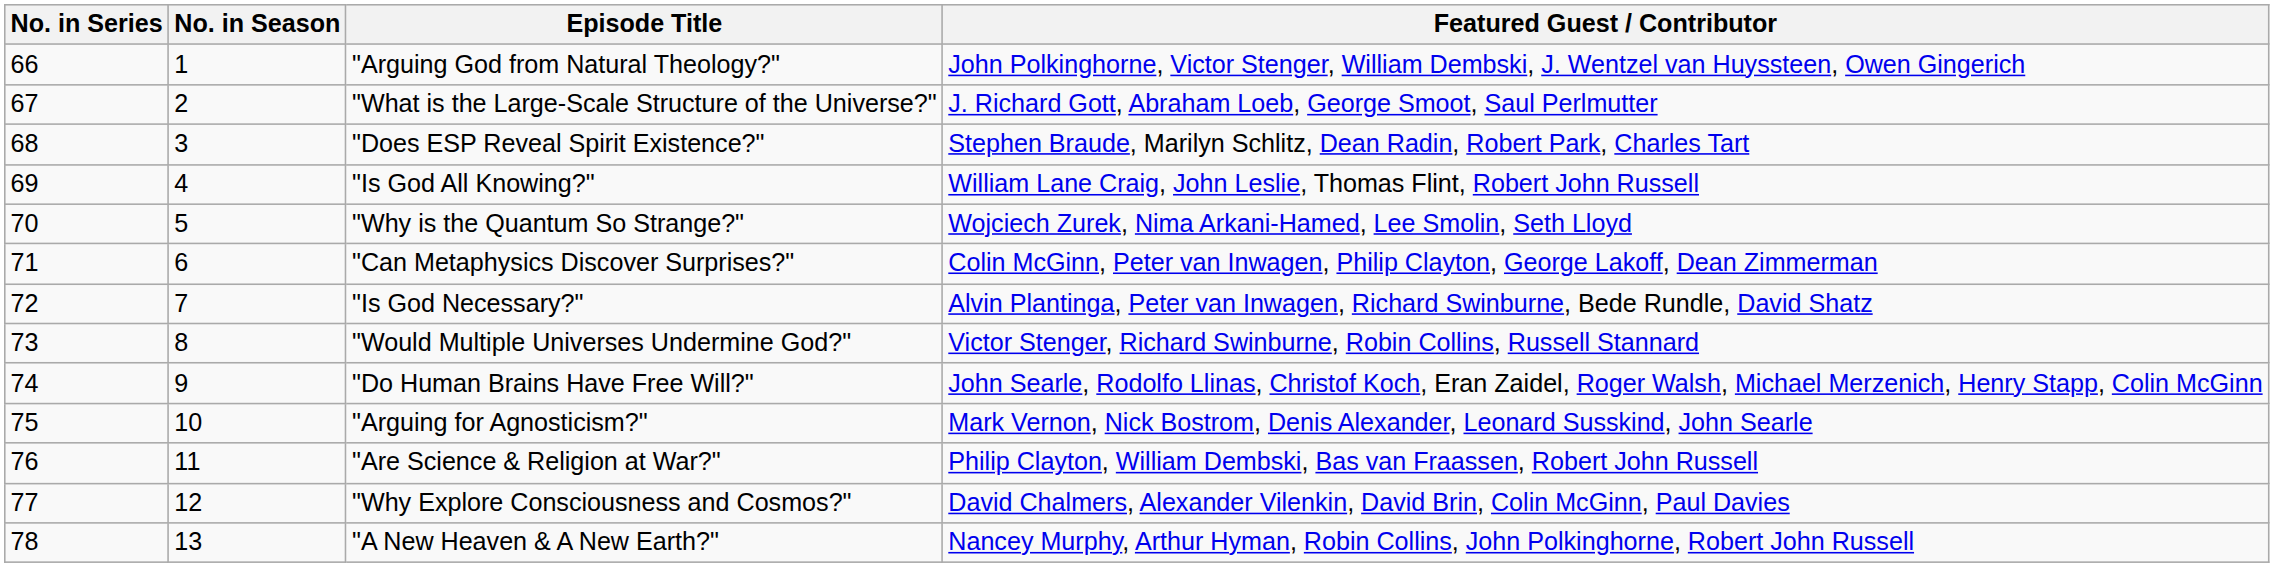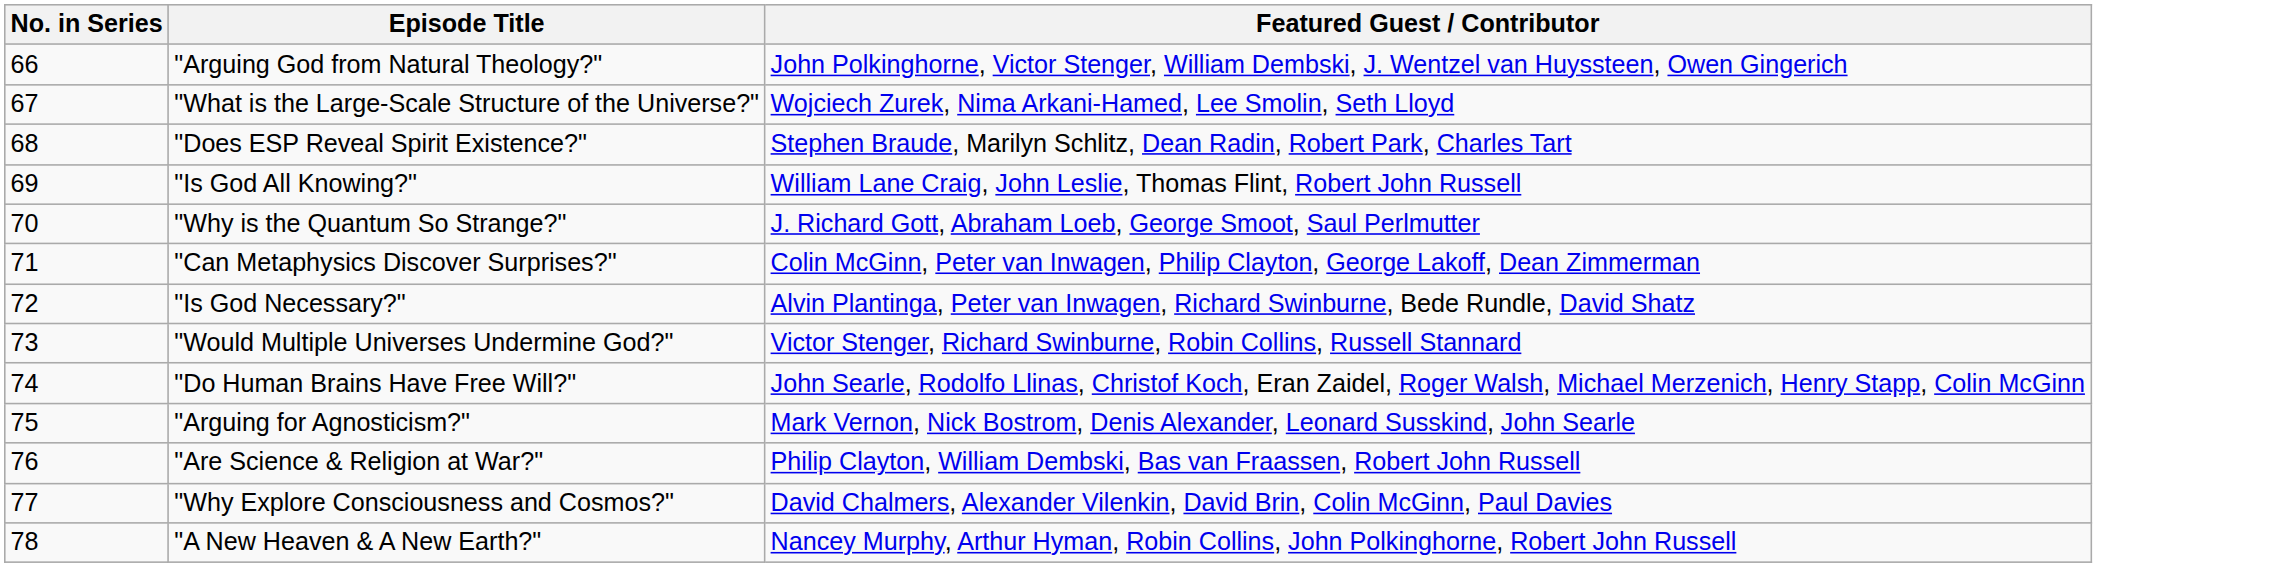- column: (257, 24)
(1303, 104) J. Richard Gott, Abraham Loeb, George Smoot, Saul Perlmutter -> (1112, 104) Wojciech Zurek, Nima Arkani-Hamed, Lee Smolin, Seth Lloyd
(1290, 223) Wojciech Zurek, Nima Arkani-Hamed, Lee Smolin, Seth Lloyd -> (1125, 223) J. Richard Gott, Abraham Loeb, George Smoot, Saul Perlmutter
